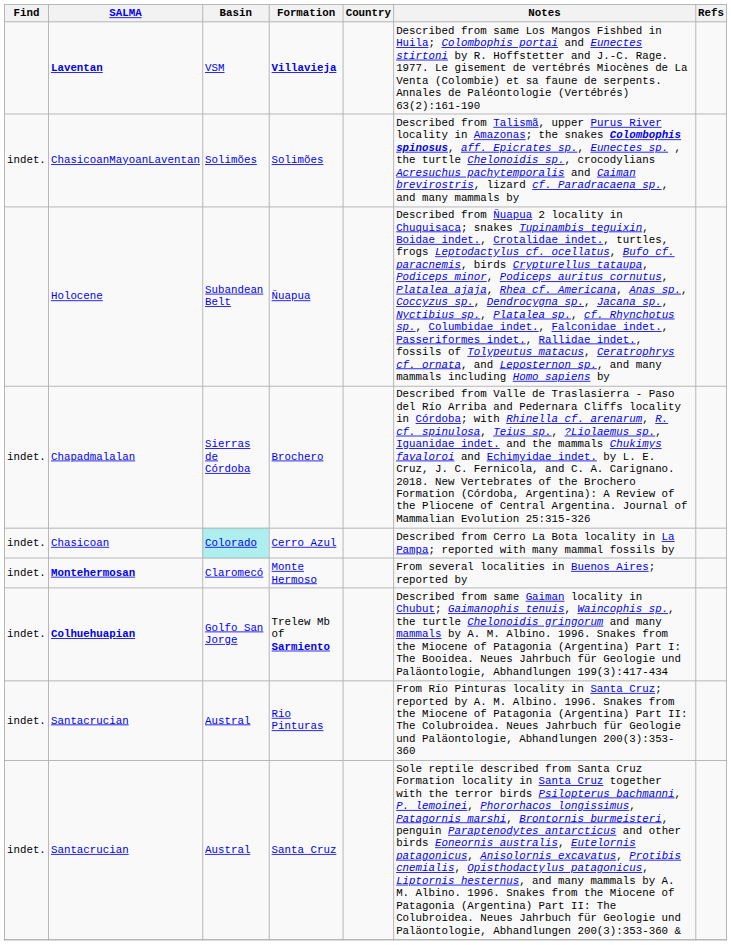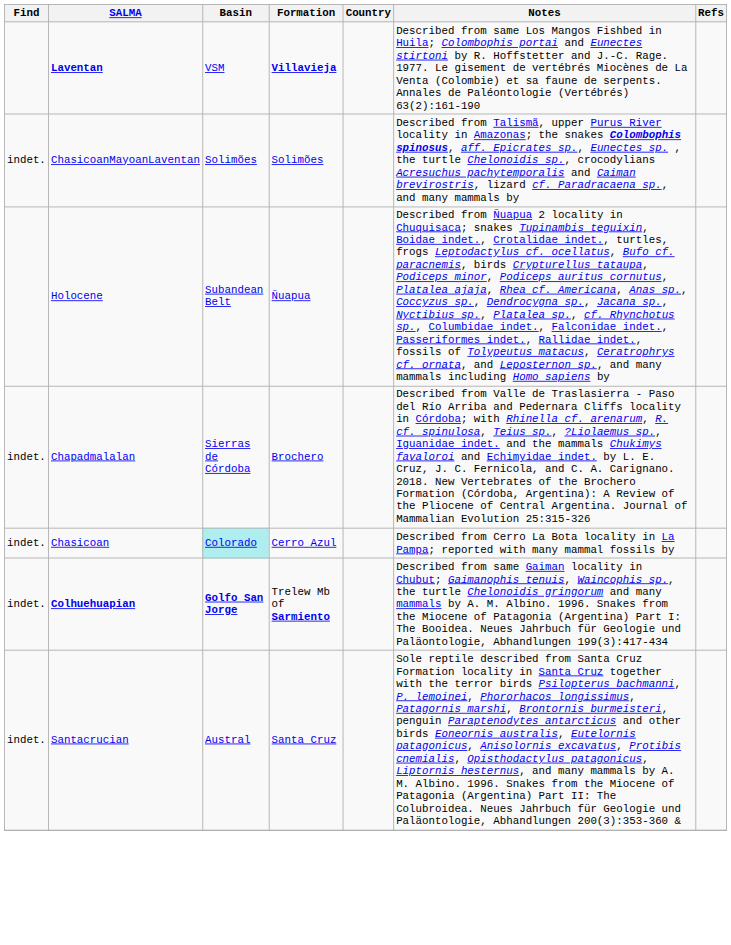- row: (294, 573)
(234, 634) normal -> (234, 604) bold
- row: (298, 720)
